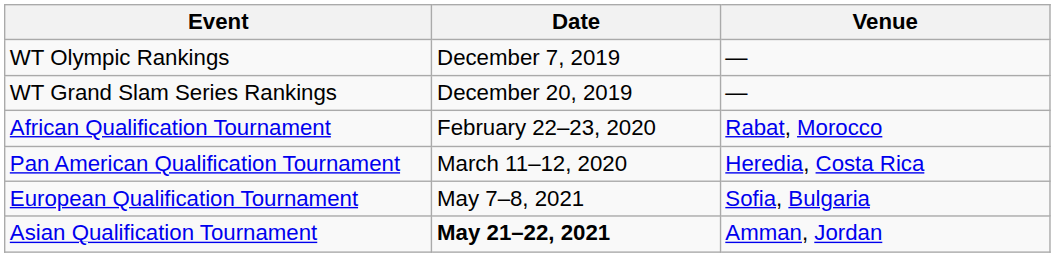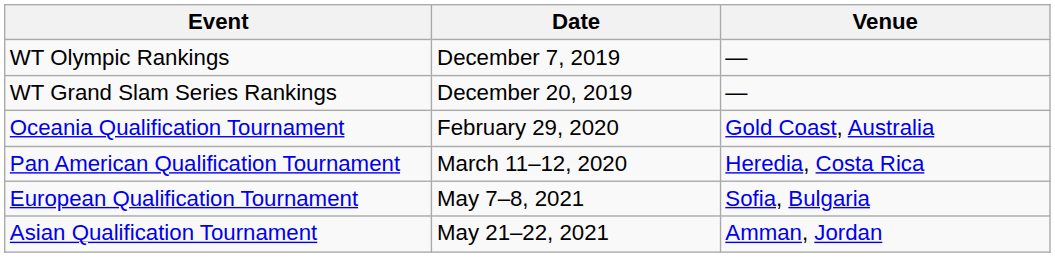- row: (170, 127)
+ row: (177, 127)
(524, 233) bold -> (523, 233) normal
